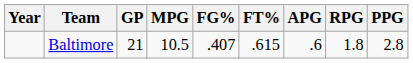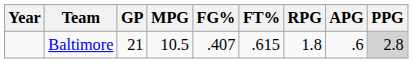columns swapped: (347, 18) <-> (305, 18)
(394, 44) no background -> (394, 44) lightgrey background
